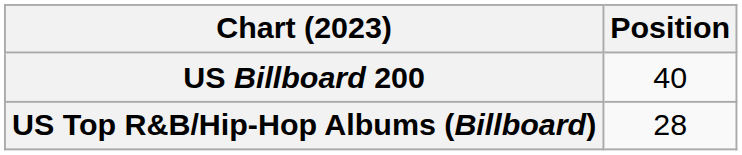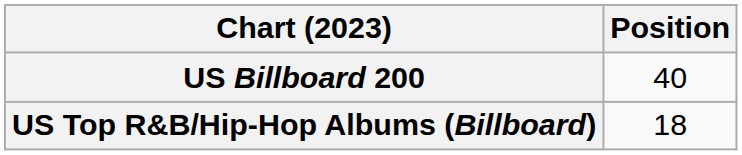(670, 125) 28 -> (670, 125) 18
